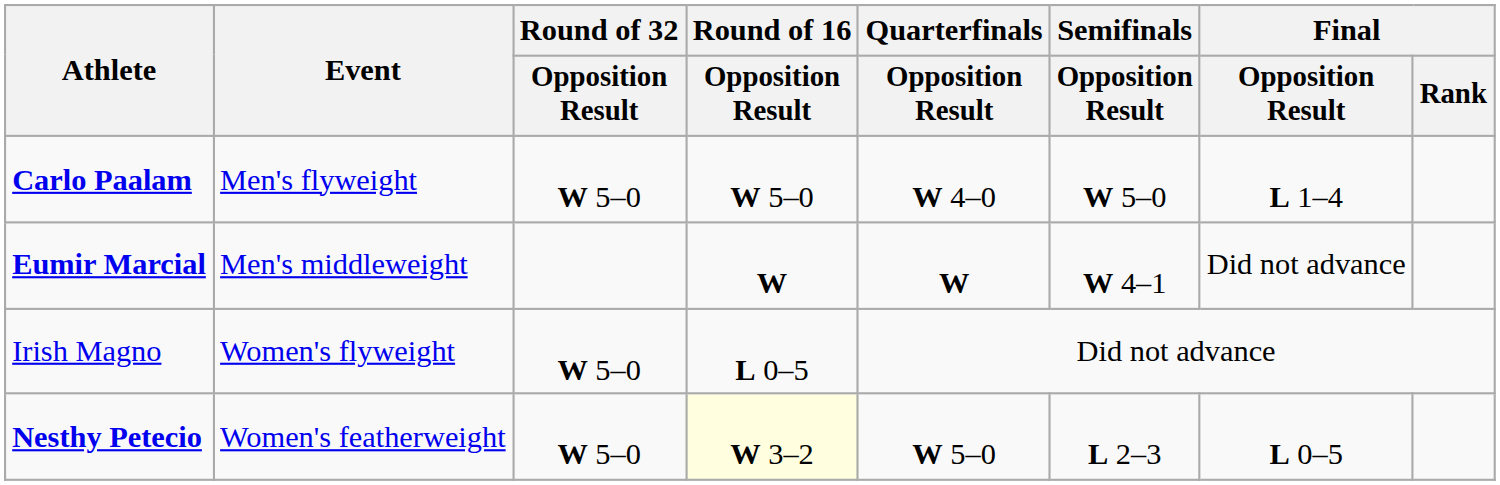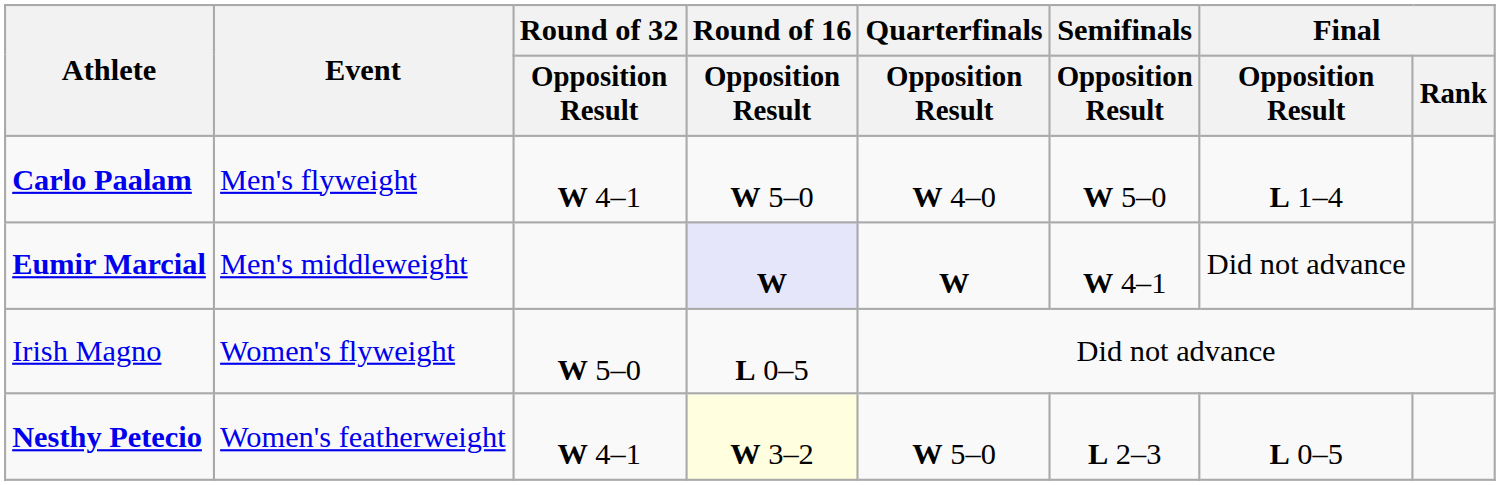(599, 197) W 5–0 -> (599, 197) W 4–1
(772, 283) no background -> (772, 283) lavender background
(599, 455) W 5–0 -> (599, 455) W 4–1
